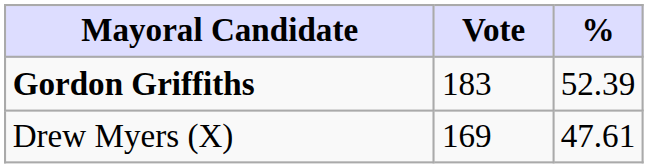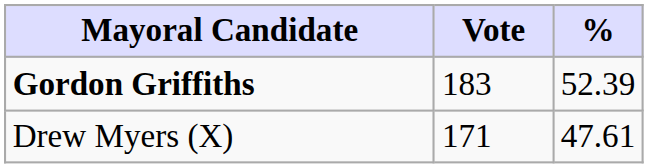(467, 135) 169 -> (467, 135) 171
